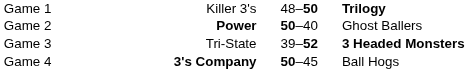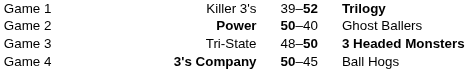(299, 8) 48–50 -> (299, 8) 39–52
(299, 43) 39–52 -> (299, 43) 48–50
